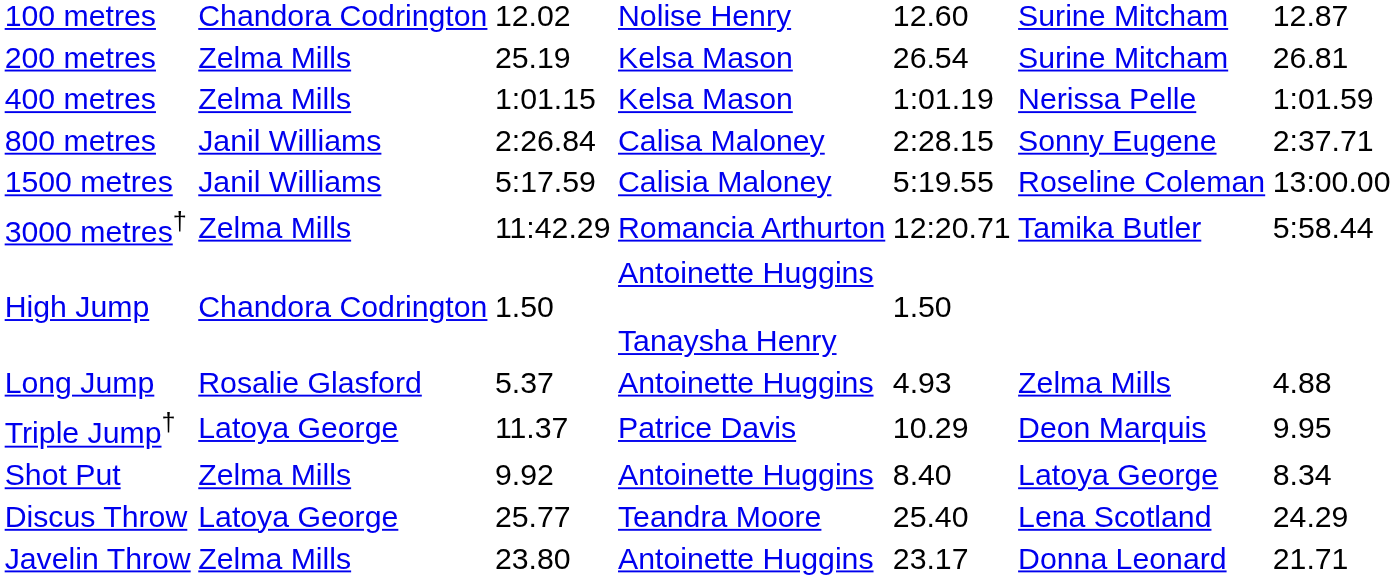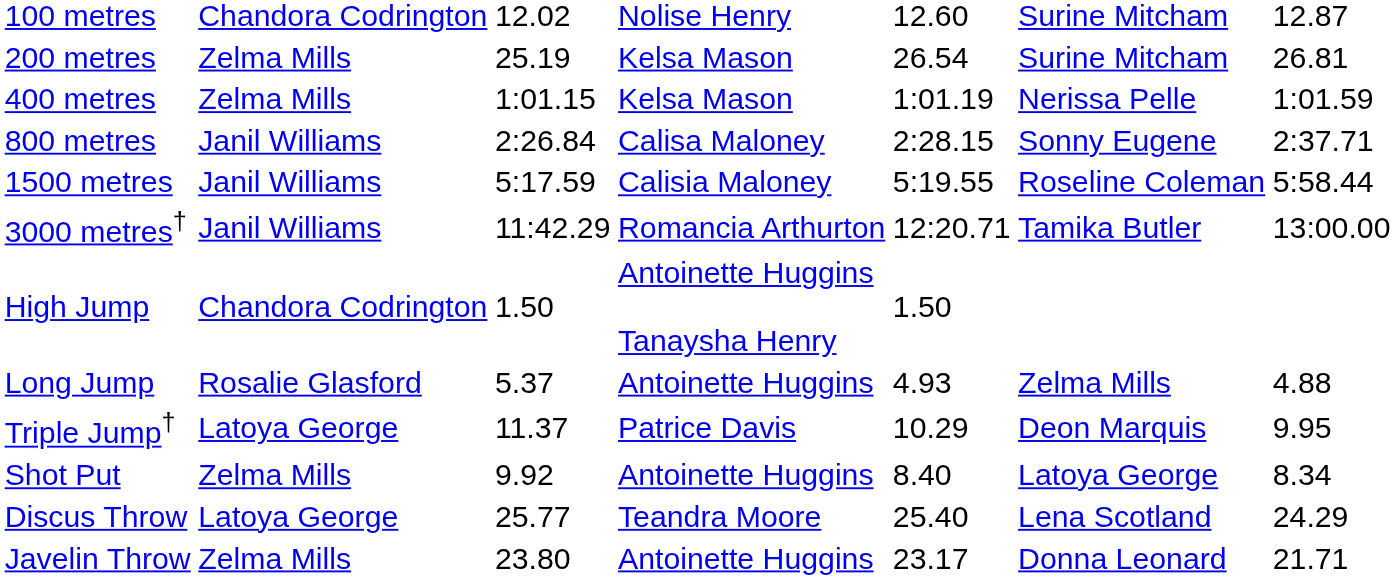(1332, 182) 13:00.00 -> (1323, 182) 5:58.44
(275, 228) Zelma Mills -> (290, 228) Janil Williams
(1323, 228) 5:58.44 -> (1332, 228) 13:00.00
